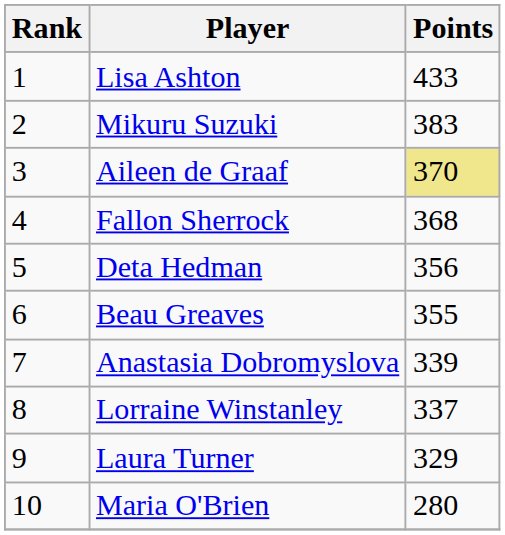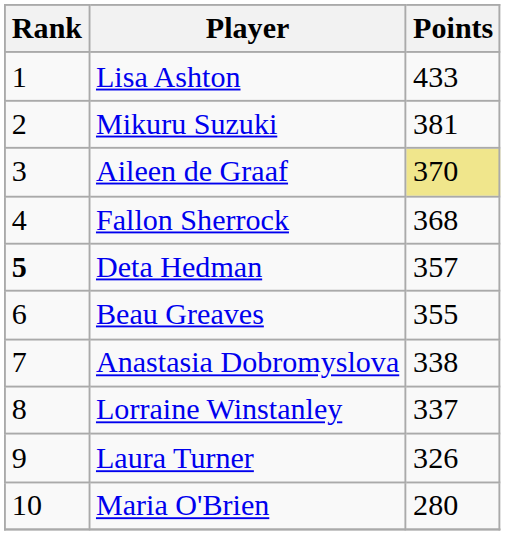(436, 123) 383 -> (436, 123) 381
(19, 266) normal -> (19, 266) bold
(436, 266) 356 -> (436, 266) 357
(436, 362) 339 -> (436, 362) 338
(436, 457) 329 -> (436, 457) 326
